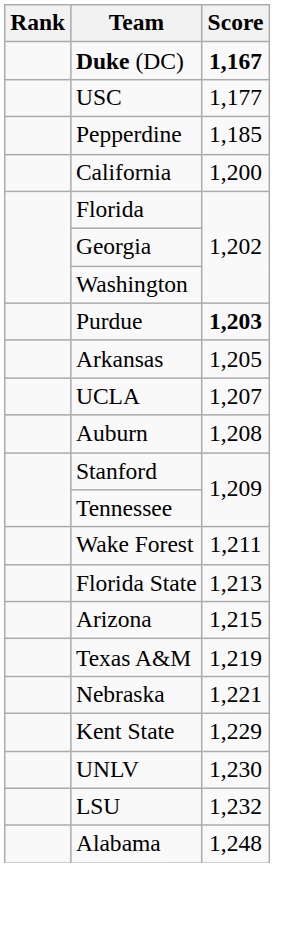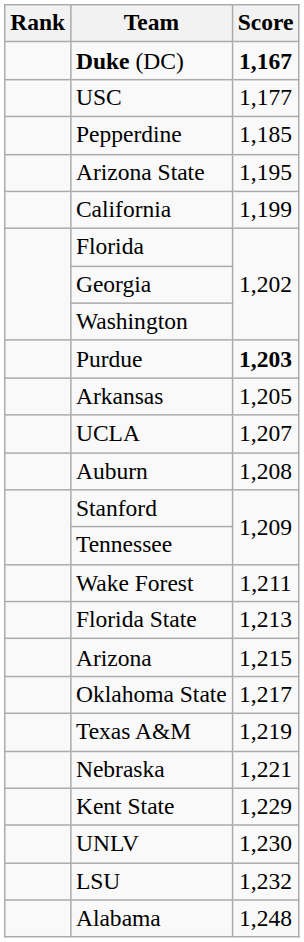+ row: (140, 172)
(235, 172) 1,200 -> (265, 209) 1,199
+ row: (151, 694)
